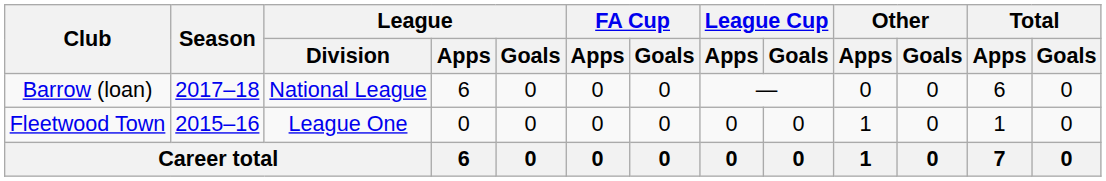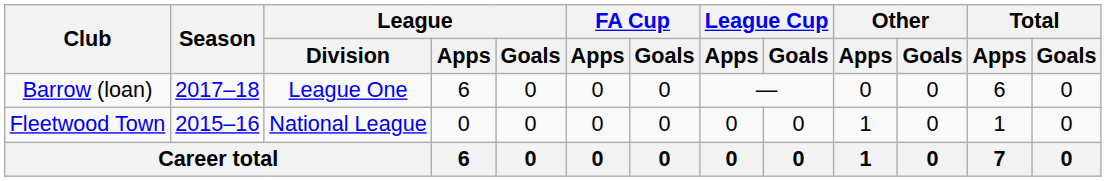(348, 90) National League -> (348, 90) League One
(348, 124) League One -> (348, 124) National League
